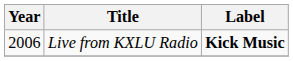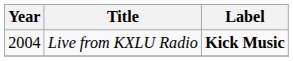(24, 42) 2006 -> (24, 42) 2004
